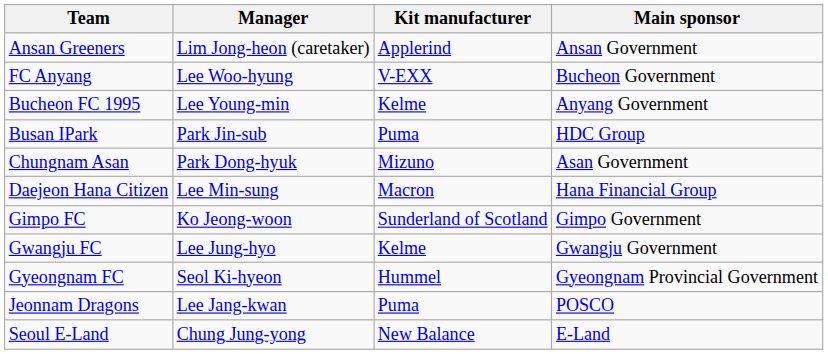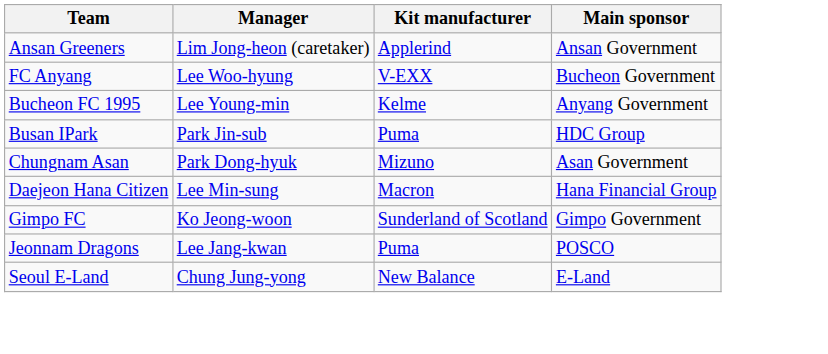- row: (55, 248)
- row: (66, 276)
